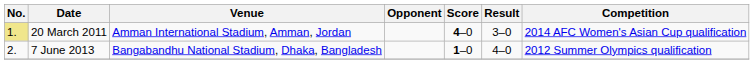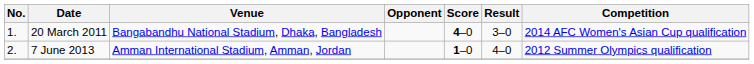(12, 31) khaki background -> (12, 31) no background
(232, 31) Amman International Stadium, Amman, Jordan -> (247, 31) Bangabandhu National Stadium, Dhaka, Bangladesh
(247, 50) Bangabandhu National Stadium, Dhaka, Bangladesh -> (232, 50) Amman International Stadium, Amman, Jordan
